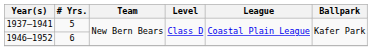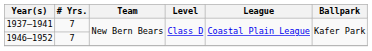(72, 25) 5 -> (72, 25) 7
(72, 39) 6 -> (72, 39) 7
